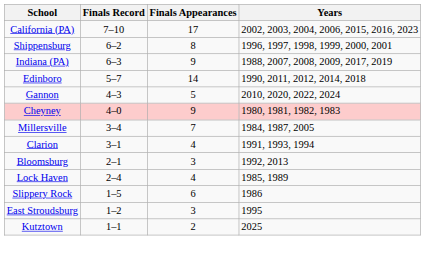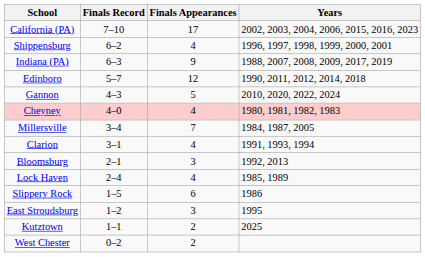(193, 45) 8 -> (193, 45) 4
(193, 78) 14 -> (193, 78) 12
(193, 111) 9 -> (193, 111) 4
+ row: (42, 243)
